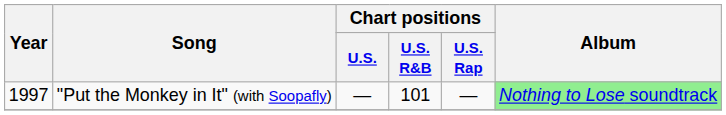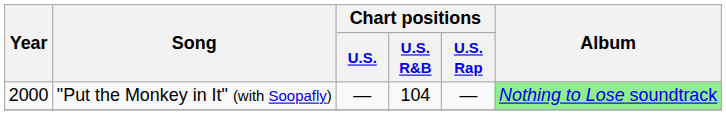(29, 95) 1997 -> (29, 95) 2000
(415, 95) 101 -> (415, 95) 104
